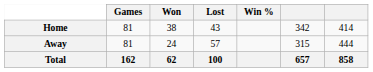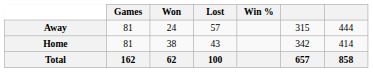rows swapped: (55, 28) <-> (55, 43)
